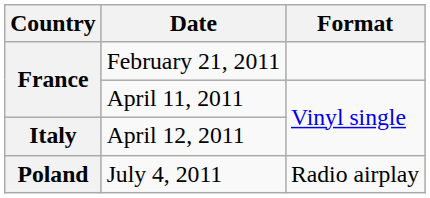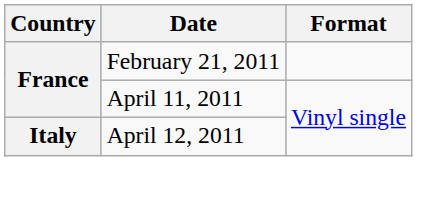- row: (164, 173)
